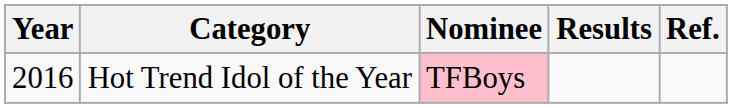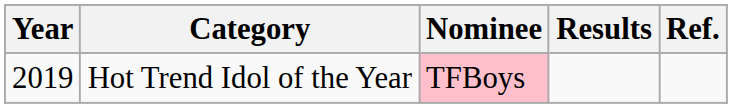(43, 77) 2016 -> (43, 77) 2019
